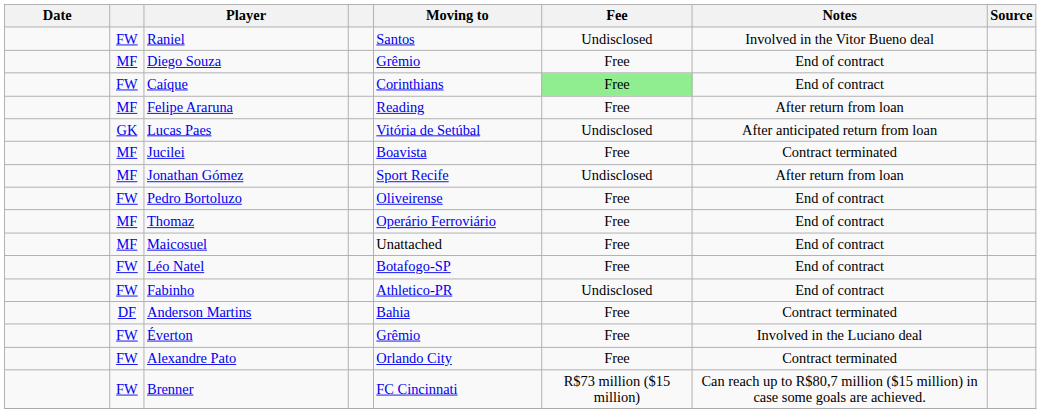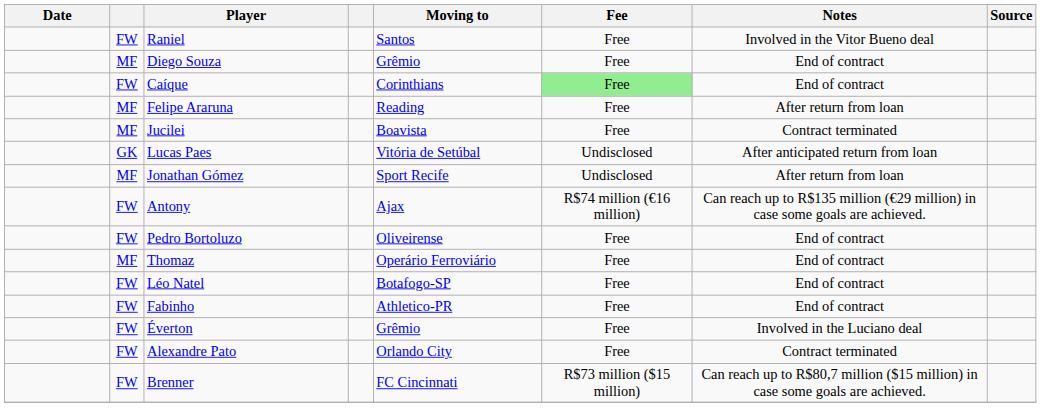(617, 38) Undisclosed -> (617, 38) Free
rows swapped: (179, 130) <-> (166, 152)
+ row: (169, 206)
- row: (177, 244)
(617, 289) Undisclosed -> (617, 306) Free
- row: (199, 312)
